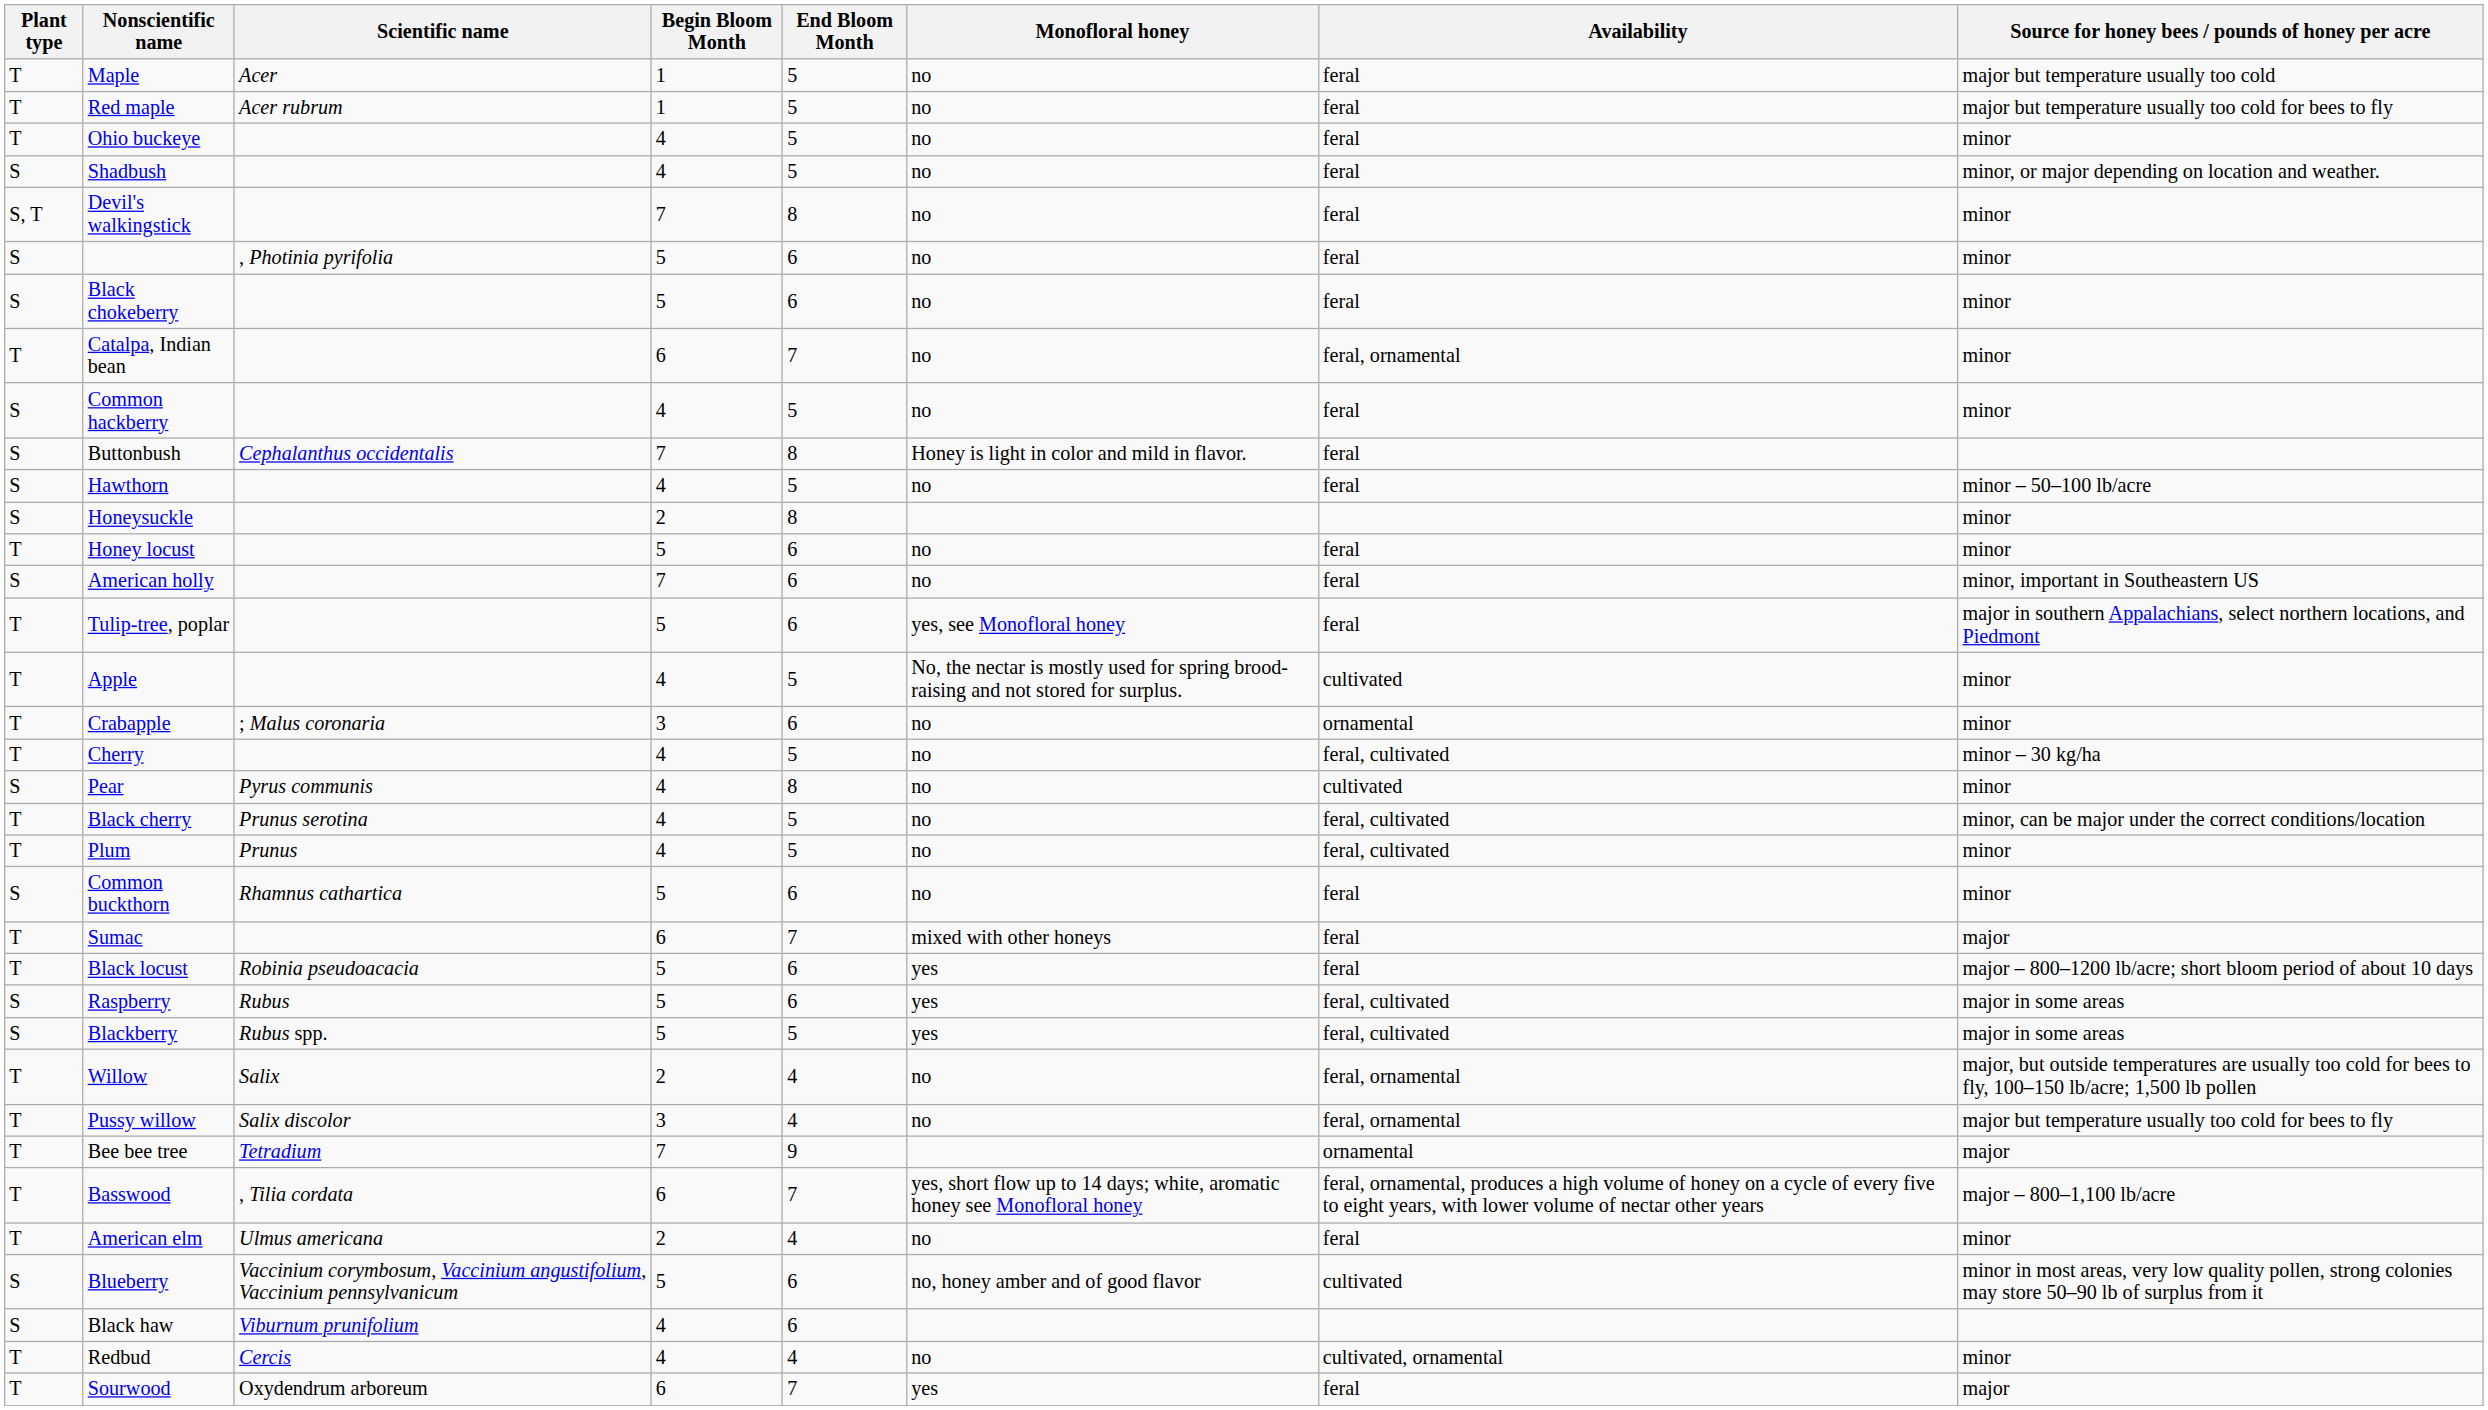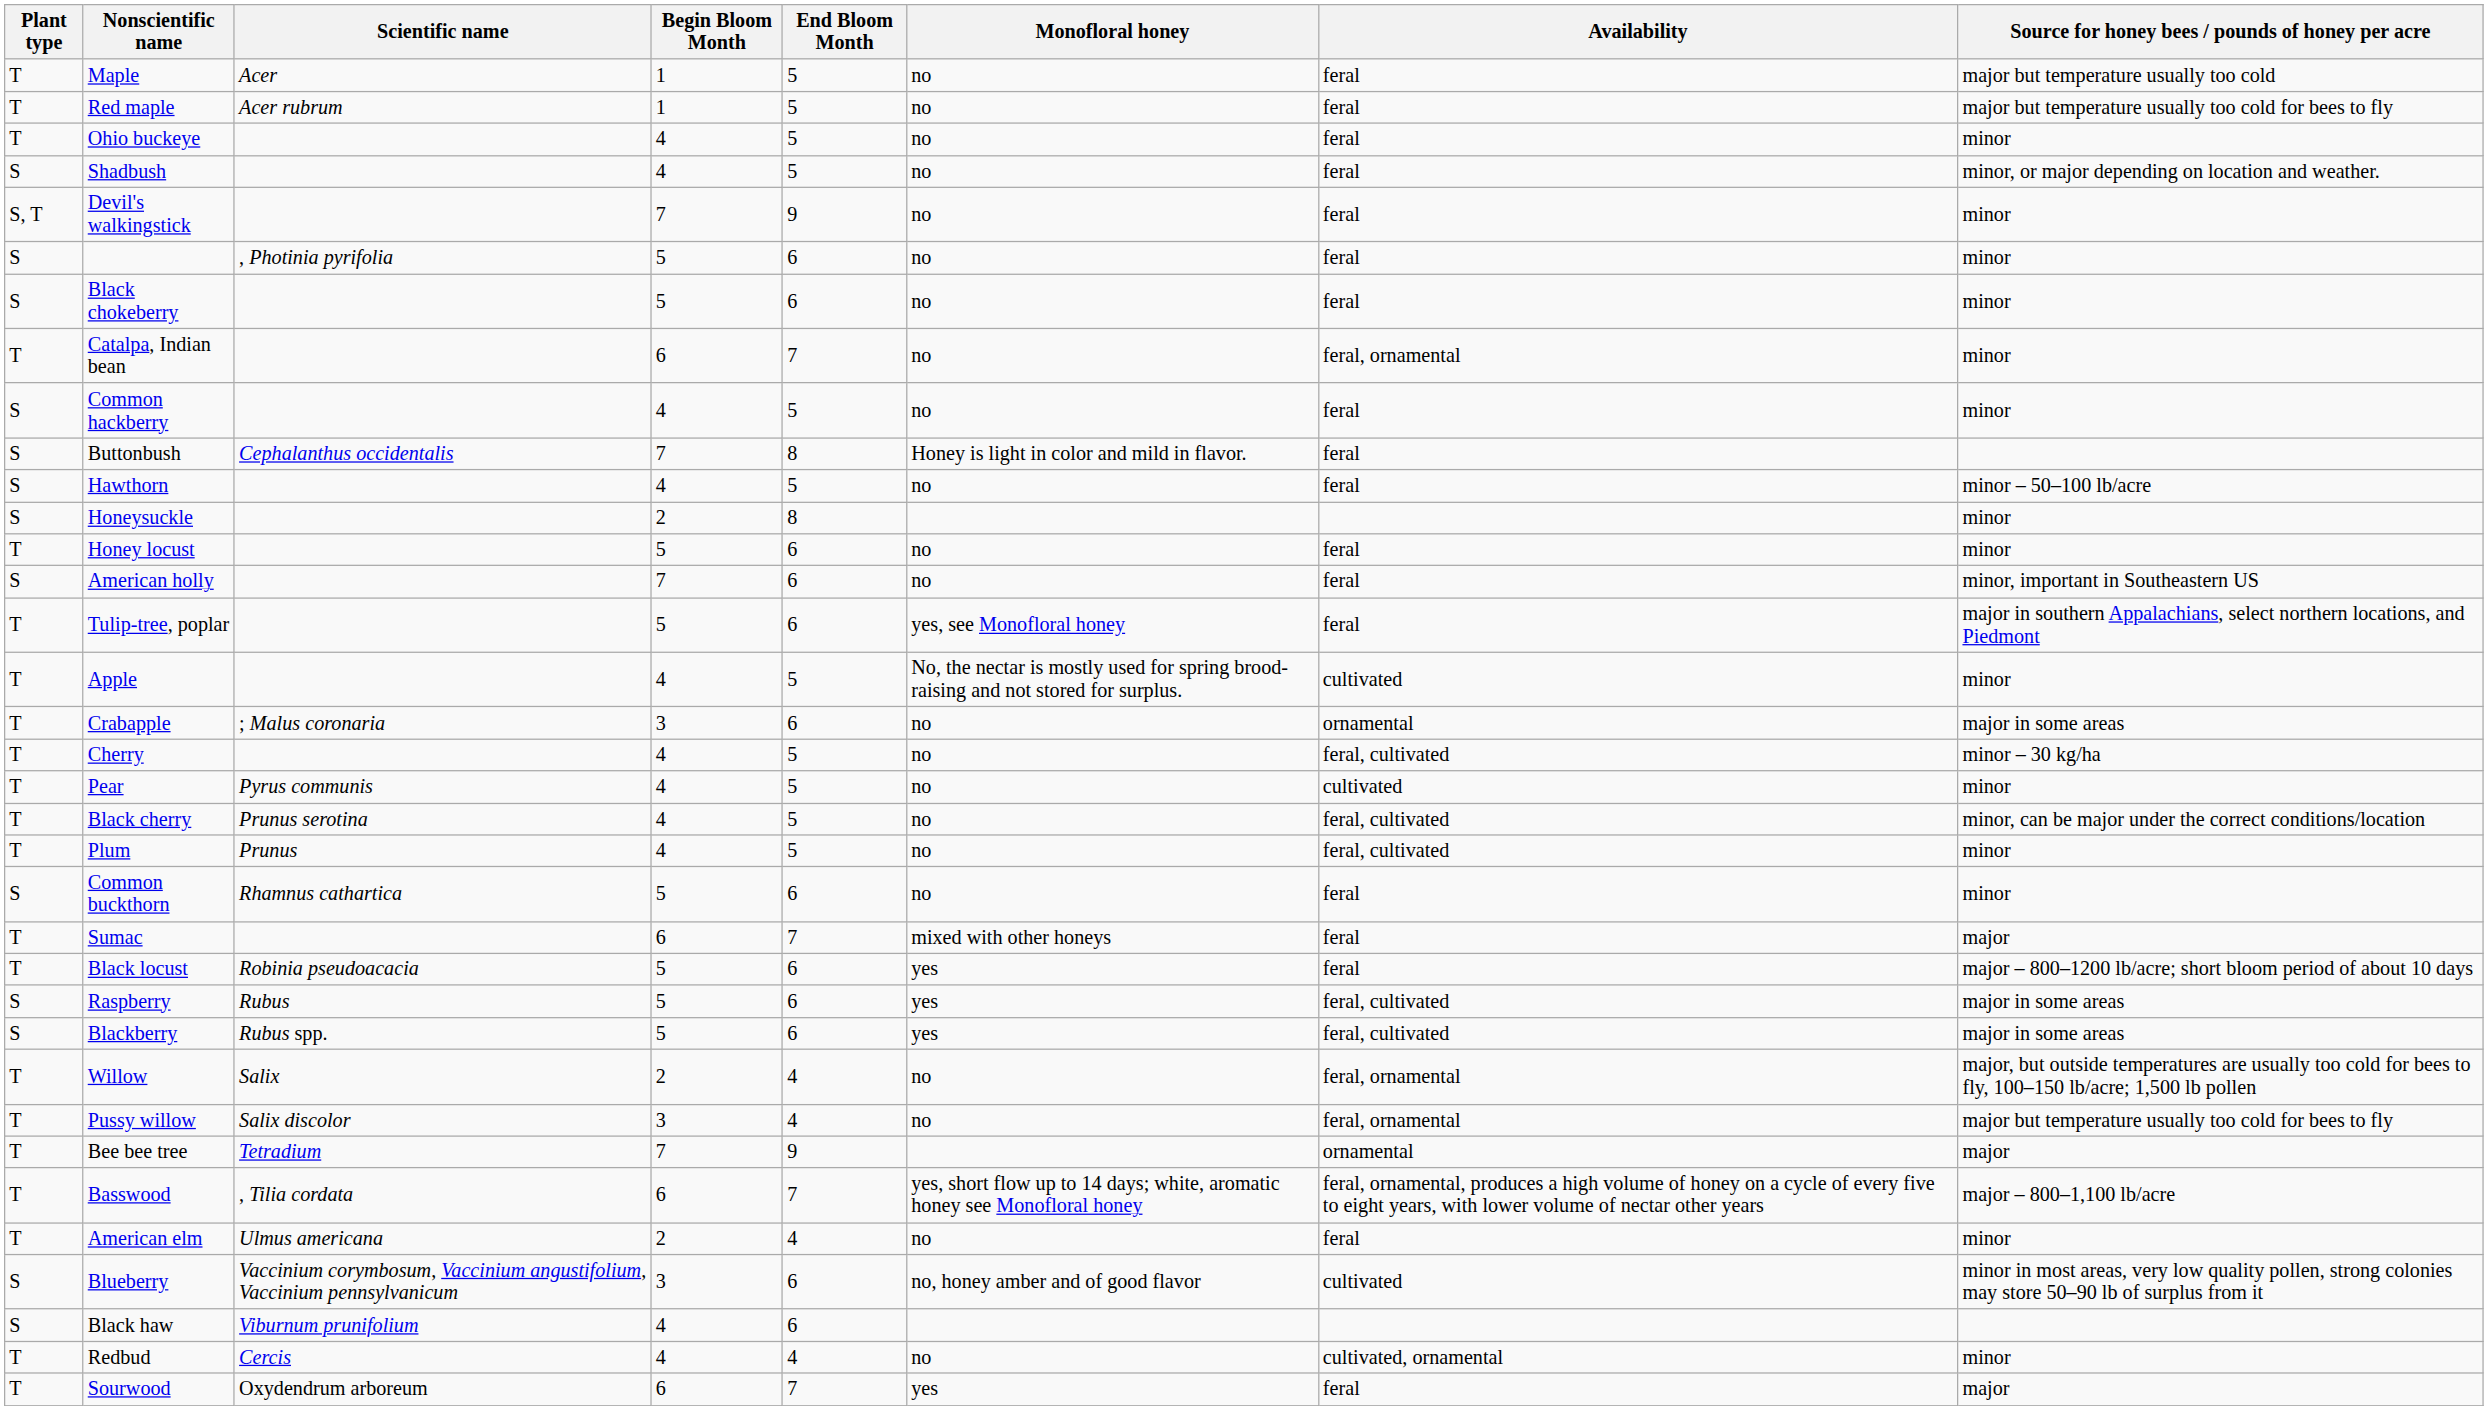(792, 214) 8 -> (792, 214) 9
(1987, 722) minor -> (2043, 722) major in some areas
(15, 786) S -> (15, 786) T
(792, 786) 8 -> (792, 786) 5
(792, 1033) 5 -> (792, 1033) 6
(661, 1281) 5 -> (661, 1281) 3
